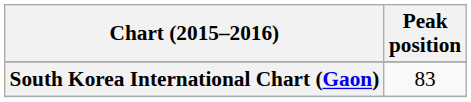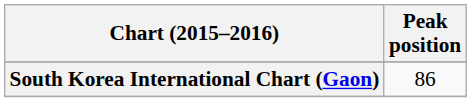(425, 79) 83 -> (425, 79) 86
